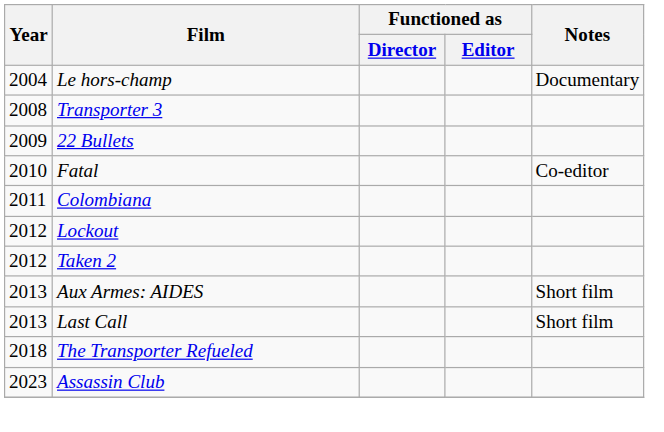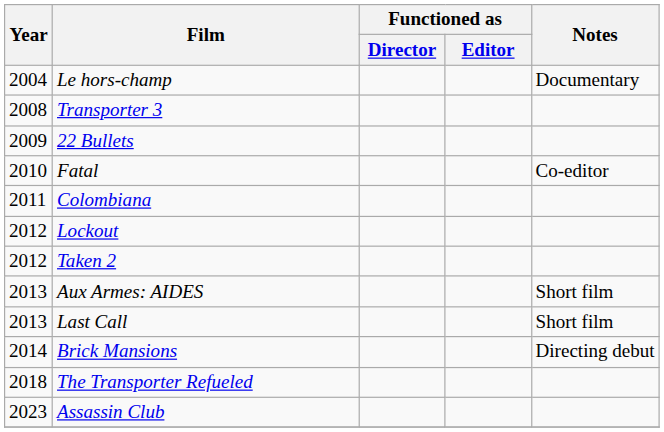+ row: (117, 351)
